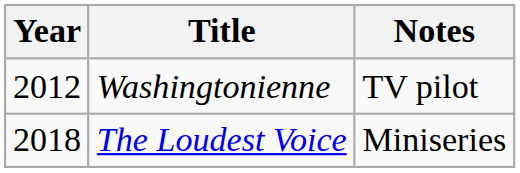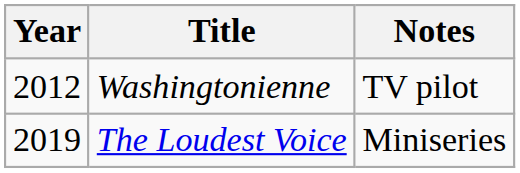(47, 139) 2018 -> (47, 139) 2019
